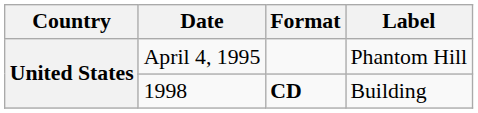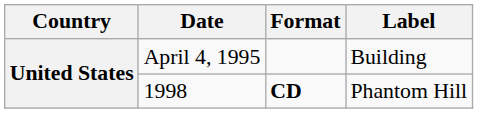(409, 56) Phantom Hill -> (389, 56) Building
(389, 90) Building -> (409, 90) Phantom Hill
